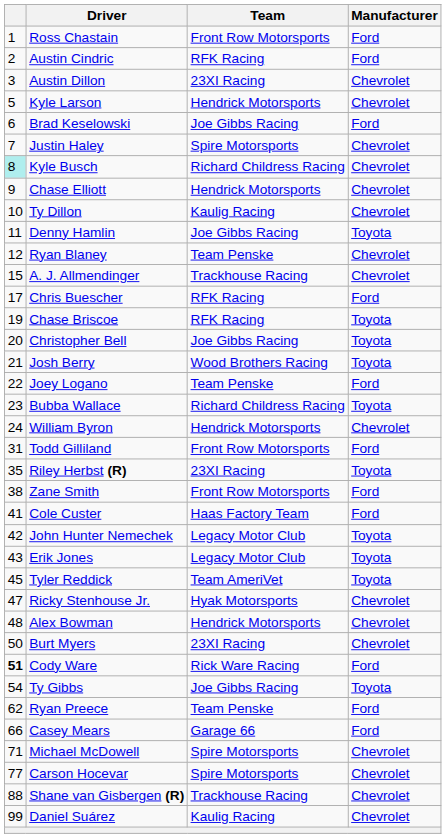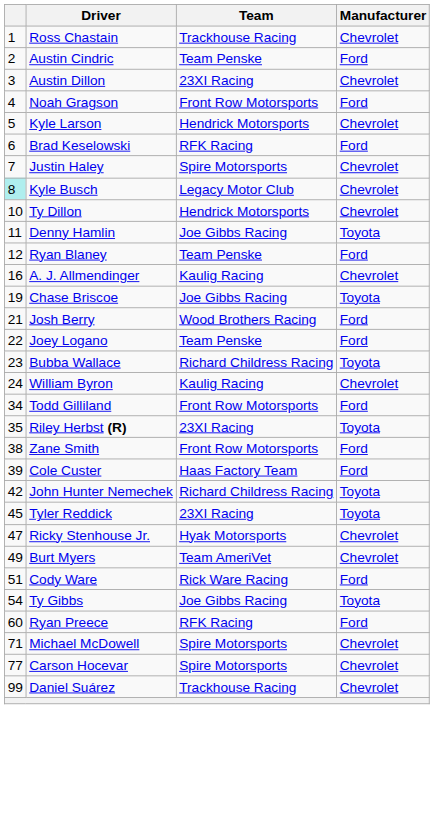(260, 37) Front Row Motorsports -> (238, 37) Trackhouse Racing
(365, 37) Ford -> (369, 37) Chevrolet
(227, 59) RFK Racing -> (221, 59) Team Penske
+ row: (74, 102)
(245, 124) Joe Gibbs Racing -> (216, 145) RFK Racing
(268, 167) Richard Childress Racing -> (237, 189) Legacy Motor Club
- row: (68, 189)
(233, 210) Kaulig Racing -> (244, 210) Hendrick Motorsports
(380, 254) Chevrolet -> (354, 254) Ford
(15, 275) 15 -> (15, 275) 16
(249, 275) Trackhouse Racing -> (221, 275) Kaulig Racing
- row: (76, 297)
(227, 319) RFK Racing -> (233, 297) Joe Gibbs Racing
- row: (78, 340)
(371, 362) Toyota -> (354, 319) Ford
(256, 427) Hendrick Motorsports -> (221, 384) Kaulig Racing
(15, 449) 31 -> (15, 405) 34
(15, 514) 41 -> (15, 470) 39
(248, 535) Legacy Motor Club -> (256, 492) Richard Childress Racing
- row: (61, 557)
(237, 579) Team AmeriVet -> (216, 514) 23XI Racing
- row: (71, 622)
(15, 643) 50 -> (15, 557) 49
(228, 643) 23XI Racing -> (225, 557) Team AmeriVet
(15, 665) bold -> (15, 579) normal
(15, 708) 62 -> (15, 622) 60
(232, 708) Team Penske -> (216, 622) RFK Racing
- row: (69, 730)
- row: (107, 795)
(233, 817) Kaulig Racing -> (238, 687) Trackhouse Racing
